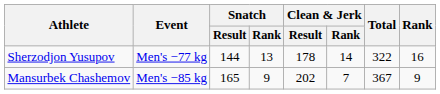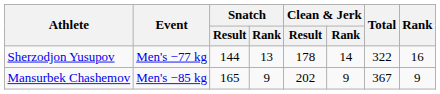(346, 78) 7 -> (346, 78) 9
